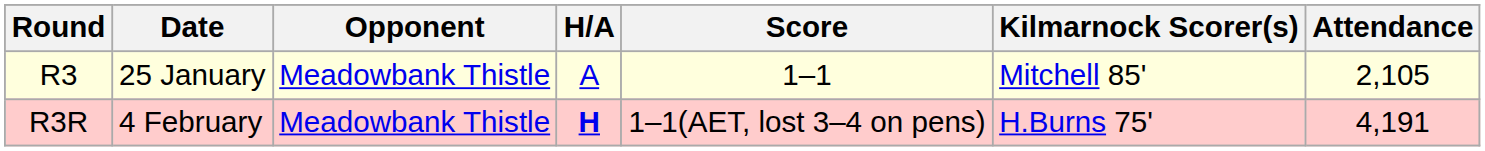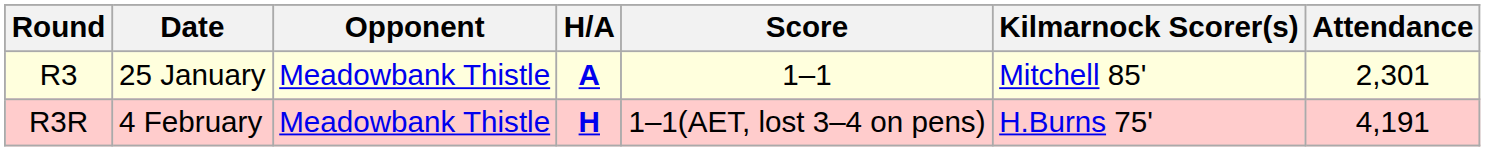(589, 74) normal -> (589, 74) bold
(1393, 74) 2,105 -> (1393, 74) 2,301
